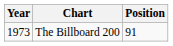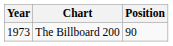(131, 31) 91 -> (131, 31) 90
